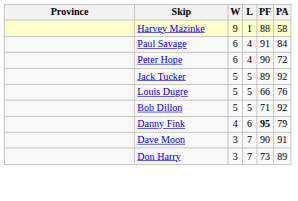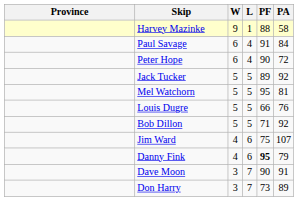+ row: (166, 92)
+ row: (157, 140)
